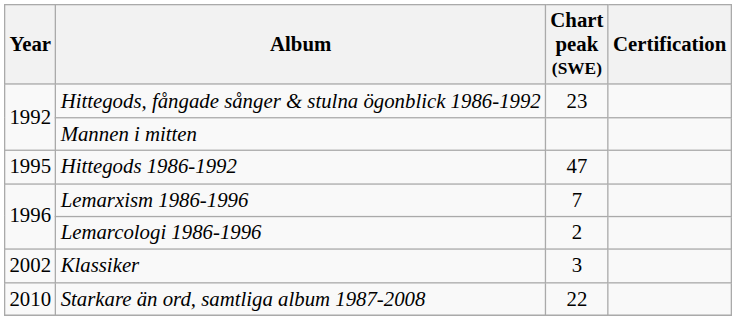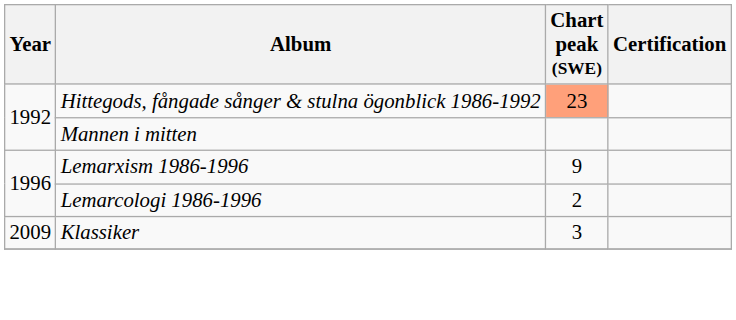(577, 100) no background -> (577, 100) lightsalmon background
- row: (149, 166)
(577, 199) 7 -> (577, 166) 9
(30, 265) 2002 -> (30, 232) 2009
- row: (243, 298)
